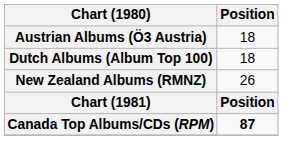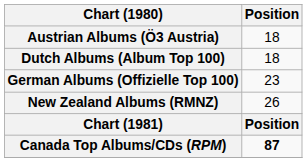+ row: (123, 80)
